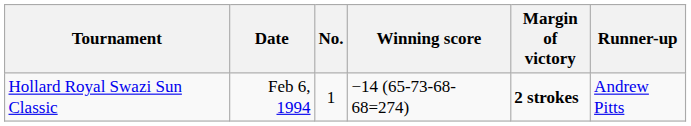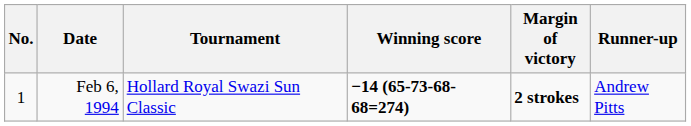columns swapped: (331, 38) <-> (117, 38)
(404, 97) normal -> (404, 97) bold
